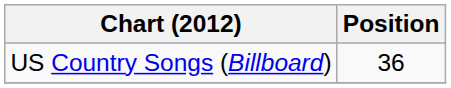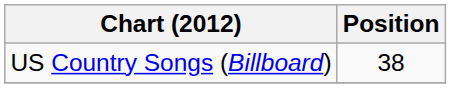(391, 62) 36 -> (391, 62) 38
